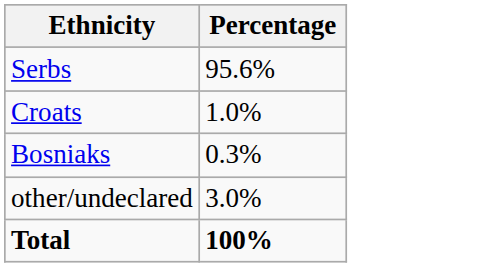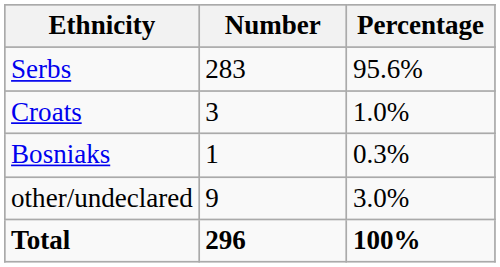+ column: (273, 25)
